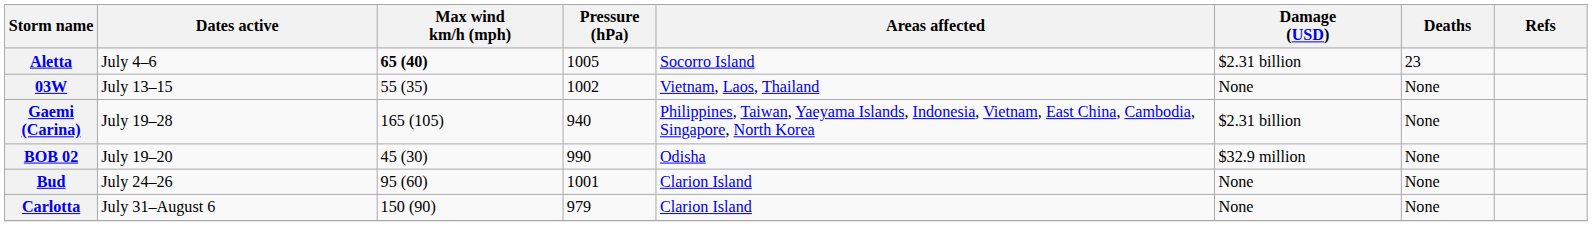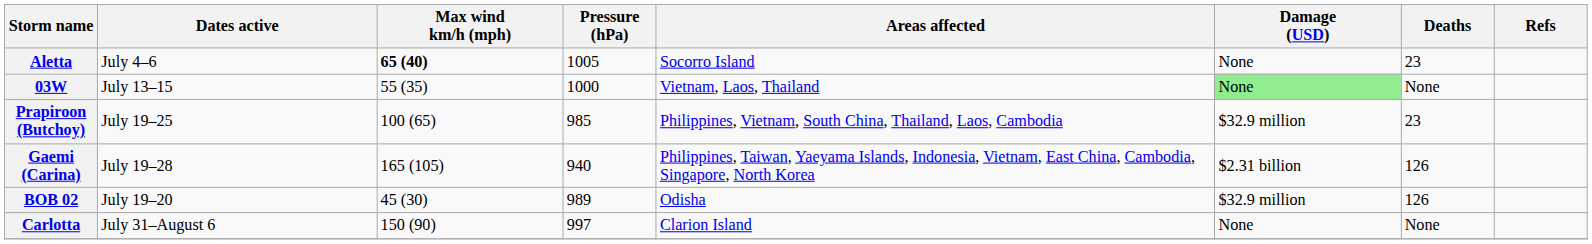(1260, 61) $2.31 billion -> (1236, 61) None
(583, 86) 1002 -> (583, 86) 1000
(1236, 86) no background -> (1236, 86) lightgreen background
+ row: (51, 121)
(1422, 121) None -> (1417, 165) 126
(579, 156) 990 -> (579, 199) 989
(1422, 156) None -> (1417, 199) 126
- row: (51, 181)
(579, 207) 979 -> (579, 225) 997
